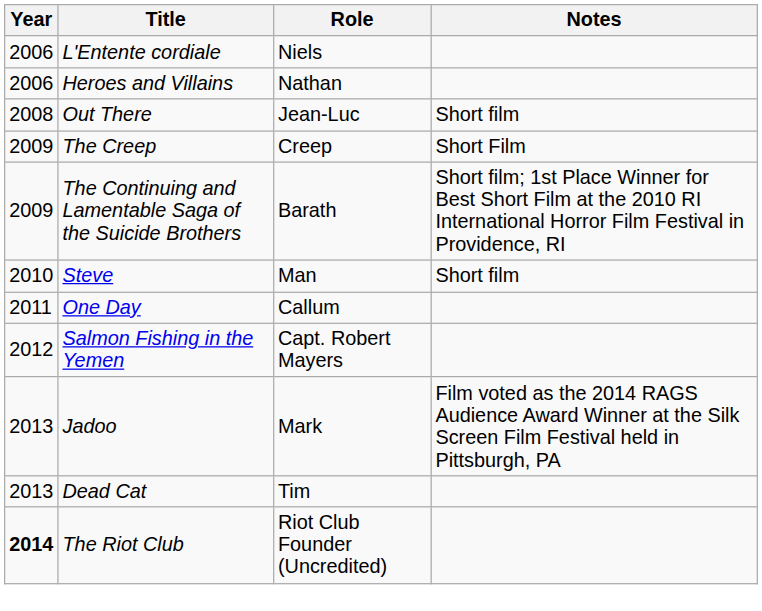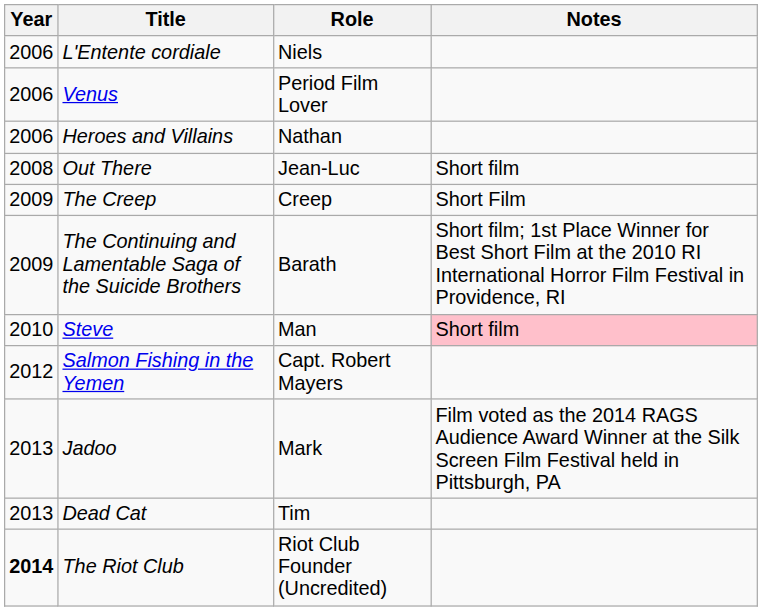+ row: (90, 94)
(477, 275) no background -> (477, 329) pink background
- row: (102, 307)
